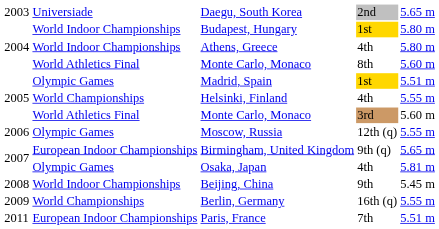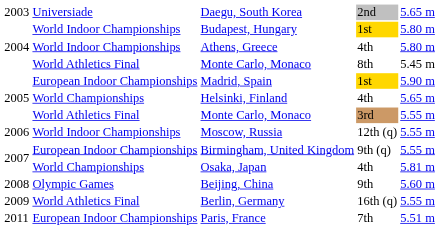(418, 63) 5.60 m -> (418, 63) 5.45 m
(73, 81) Olympic Games -> (115, 81) European Indoor Championships
(418, 81) 5.51 m -> (418, 81) 5.90 m
(418, 98) 5.55 m -> (418, 98) 5.65 m
(418, 115) 5.60 m -> (418, 115) 5.55 m
(73, 132) Olympic Games -> (106, 132) World Indoor Championships
(418, 149) 5.65 m -> (418, 149) 5.55 m
(73, 166) Olympic Games -> (88, 166) World Championships
(106, 184) World Indoor Championships -> (73, 184) Olympic Games
(418, 184) 5.45 m -> (418, 184) 5.60 m
(88, 201) World Championships -> (86, 201) World Athletics Final
